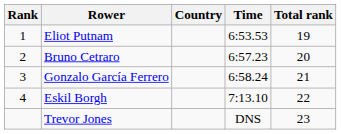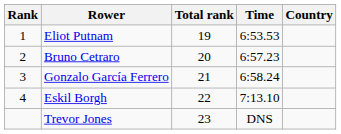columns swapped: (198, 14) <-> (303, 14)
